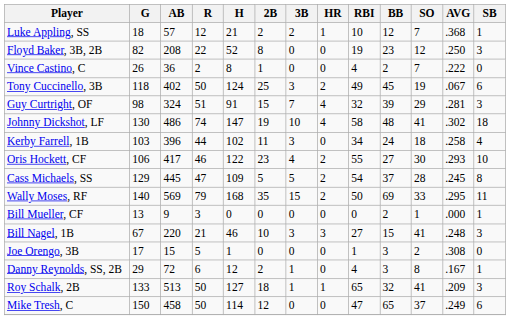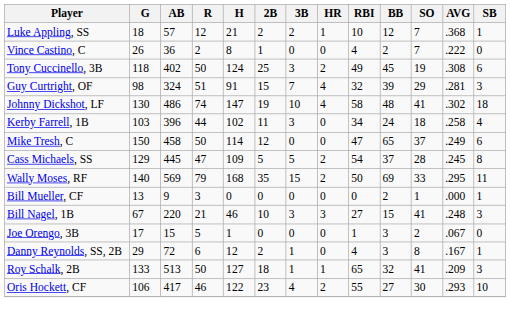- row: (55, 50)
(455, 86) .067 -> (455, 68) .308
rows swapped: (47, 159) <-> (40, 305)
(455, 251) .308 -> (455, 232) .067
